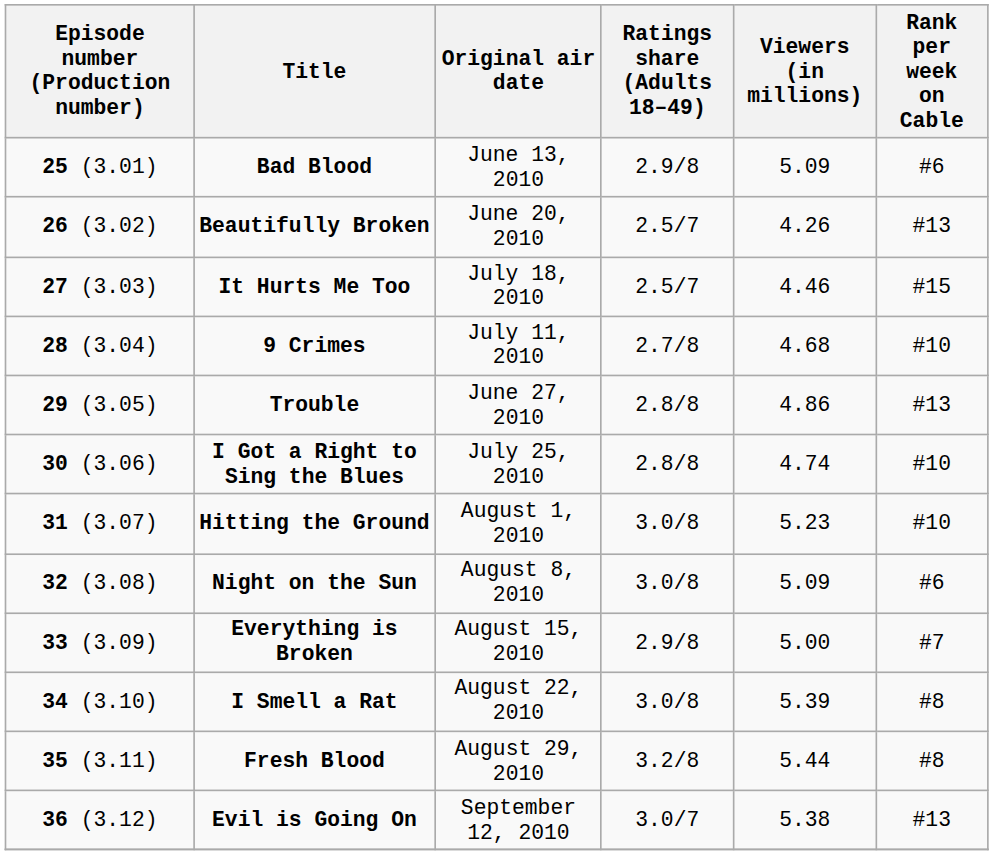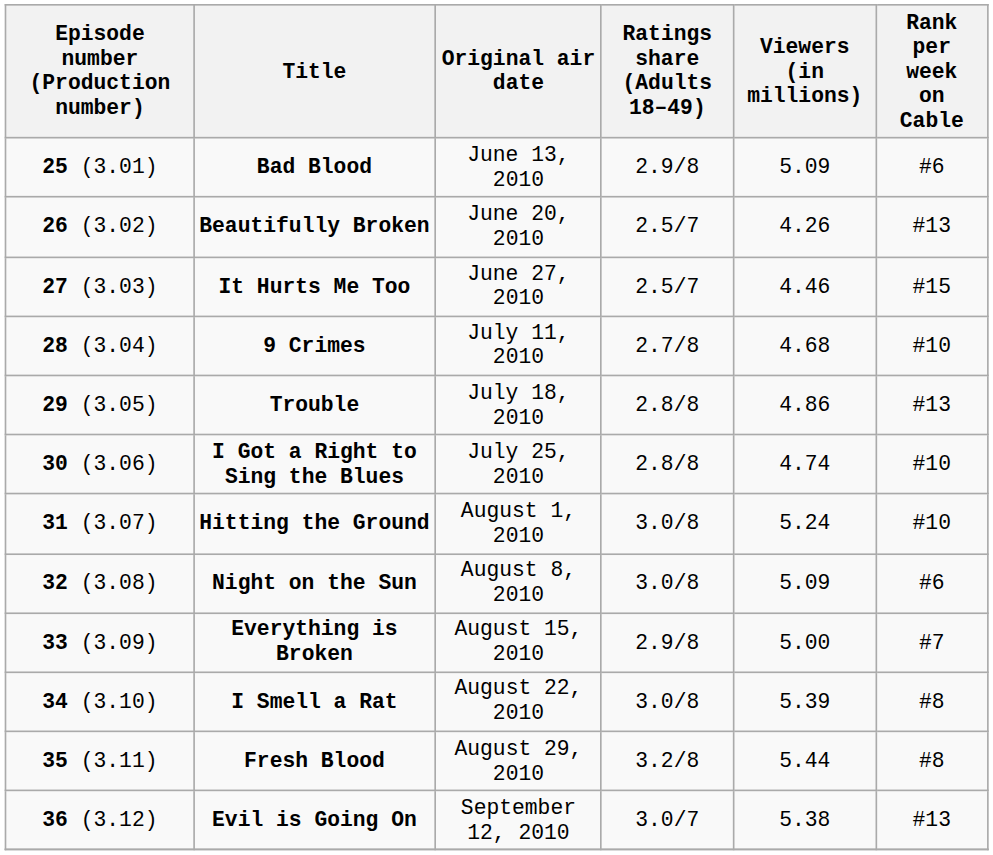(518, 286) July 18, 2010 -> (518, 286) June 27, 2010
(518, 405) June 27, 2010 -> (518, 405) July 18, 2010
(805, 524) 5.23 -> (805, 524) 5.24
